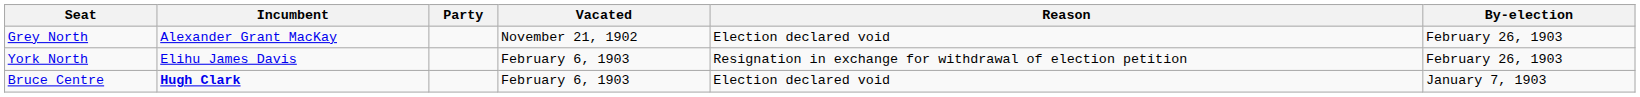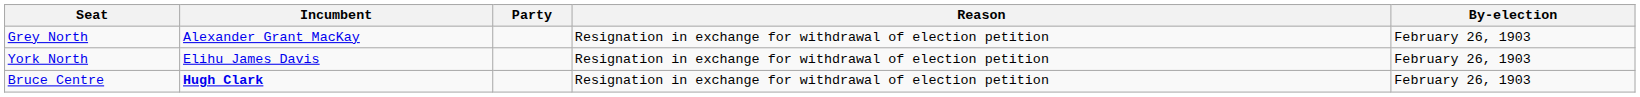- column: (604, 15)
(802, 37) Election declared void -> (812, 37) Resignation in exchange for withdrawal of election petition
(802, 81) Election declared void -> (812, 81) Resignation in exchange for withdrawal of election petition
(1486, 81) January 7, 1903 -> (1463, 81) February 26, 1903
